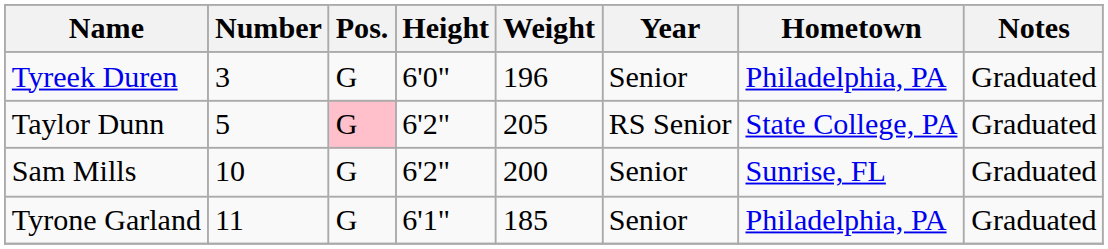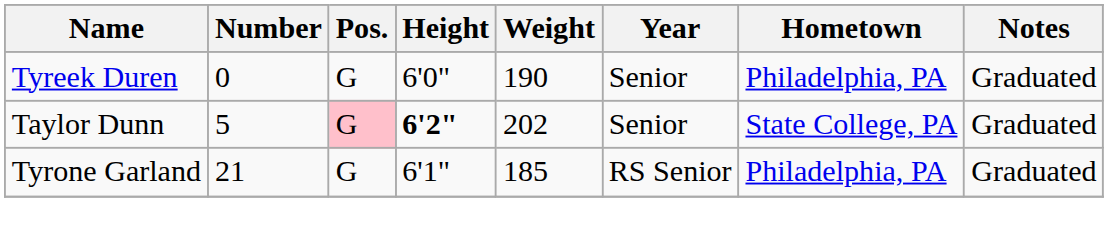(222, 76) 3 -> (222, 76) 0
(526, 76) 196 -> (526, 76) 190
(426, 123) normal -> (430, 123) bold
(526, 123) 205 -> (526, 123) 202
(670, 123) RS Senior -> (648, 123) Senior
- row: (74, 171)
(229, 219) 11 -> (230, 171) 21
(648, 219) Senior -> (670, 171) RS Senior
